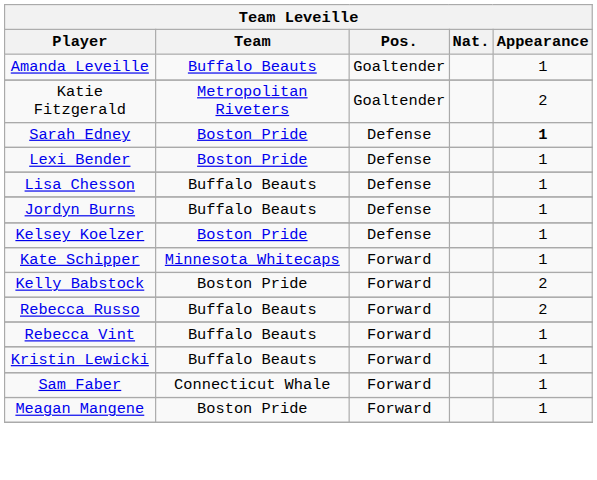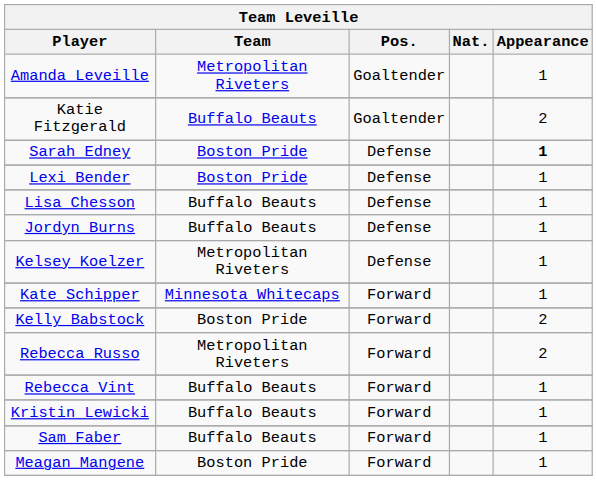(252, 67) Buffalo Beauts -> (252, 76) Metropolitan Riveters
(252, 101) Metropolitan Riveters -> (252, 119) Buffalo Beauts
(252, 235) Boston Pride -> (252, 261) Metropolitan Riveters
(252, 310) Buffalo Beauts -> (252, 354) Metropolitan Riveters
(252, 385) Connecticut Whale -> (252, 438) Buffalo Beauts
